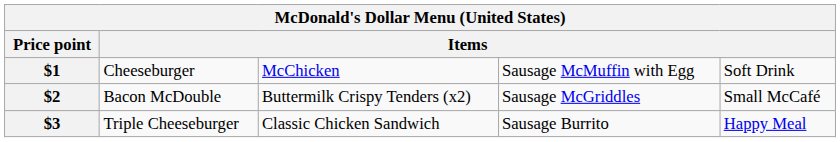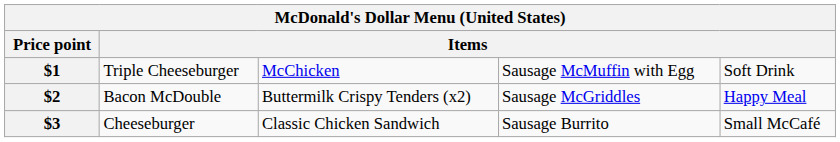(149, 70) Cheeseburger -> (171, 70) Triple Cheeseburger
(772, 96) Small McCafé -> (765, 96) Happy Meal
(171, 123) Triple Cheeseburger -> (149, 123) Cheeseburger
(765, 123) Happy Meal -> (772, 123) Small McCafé
